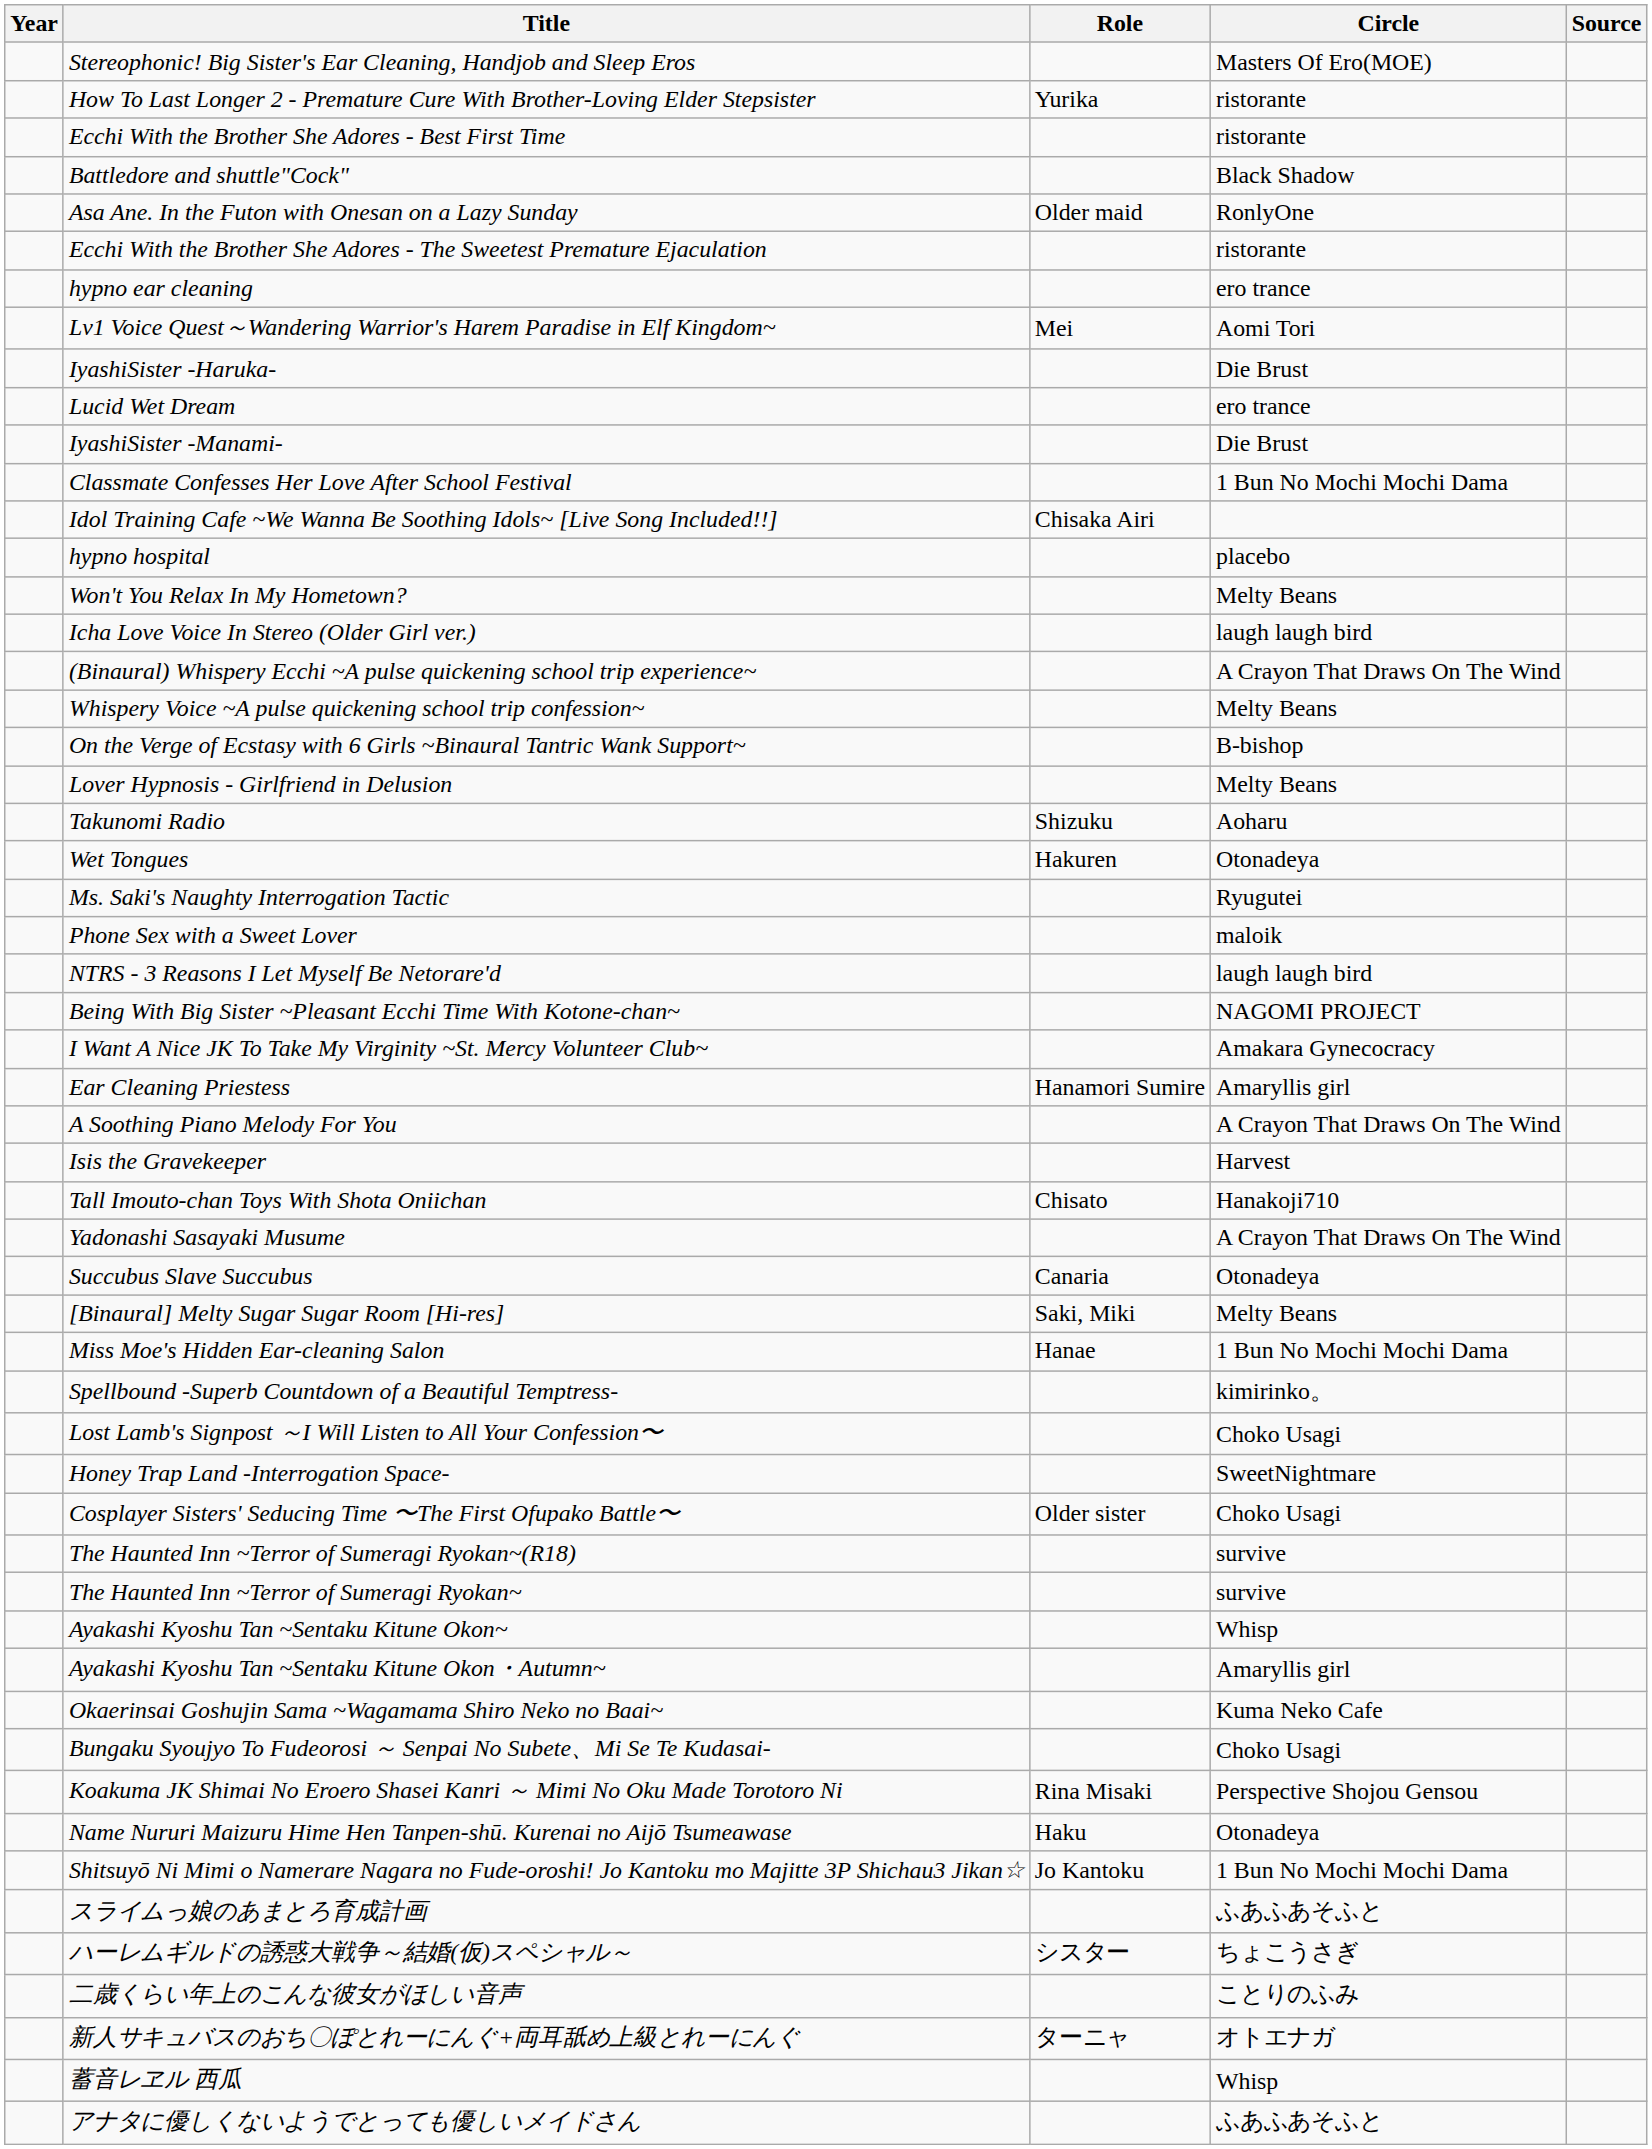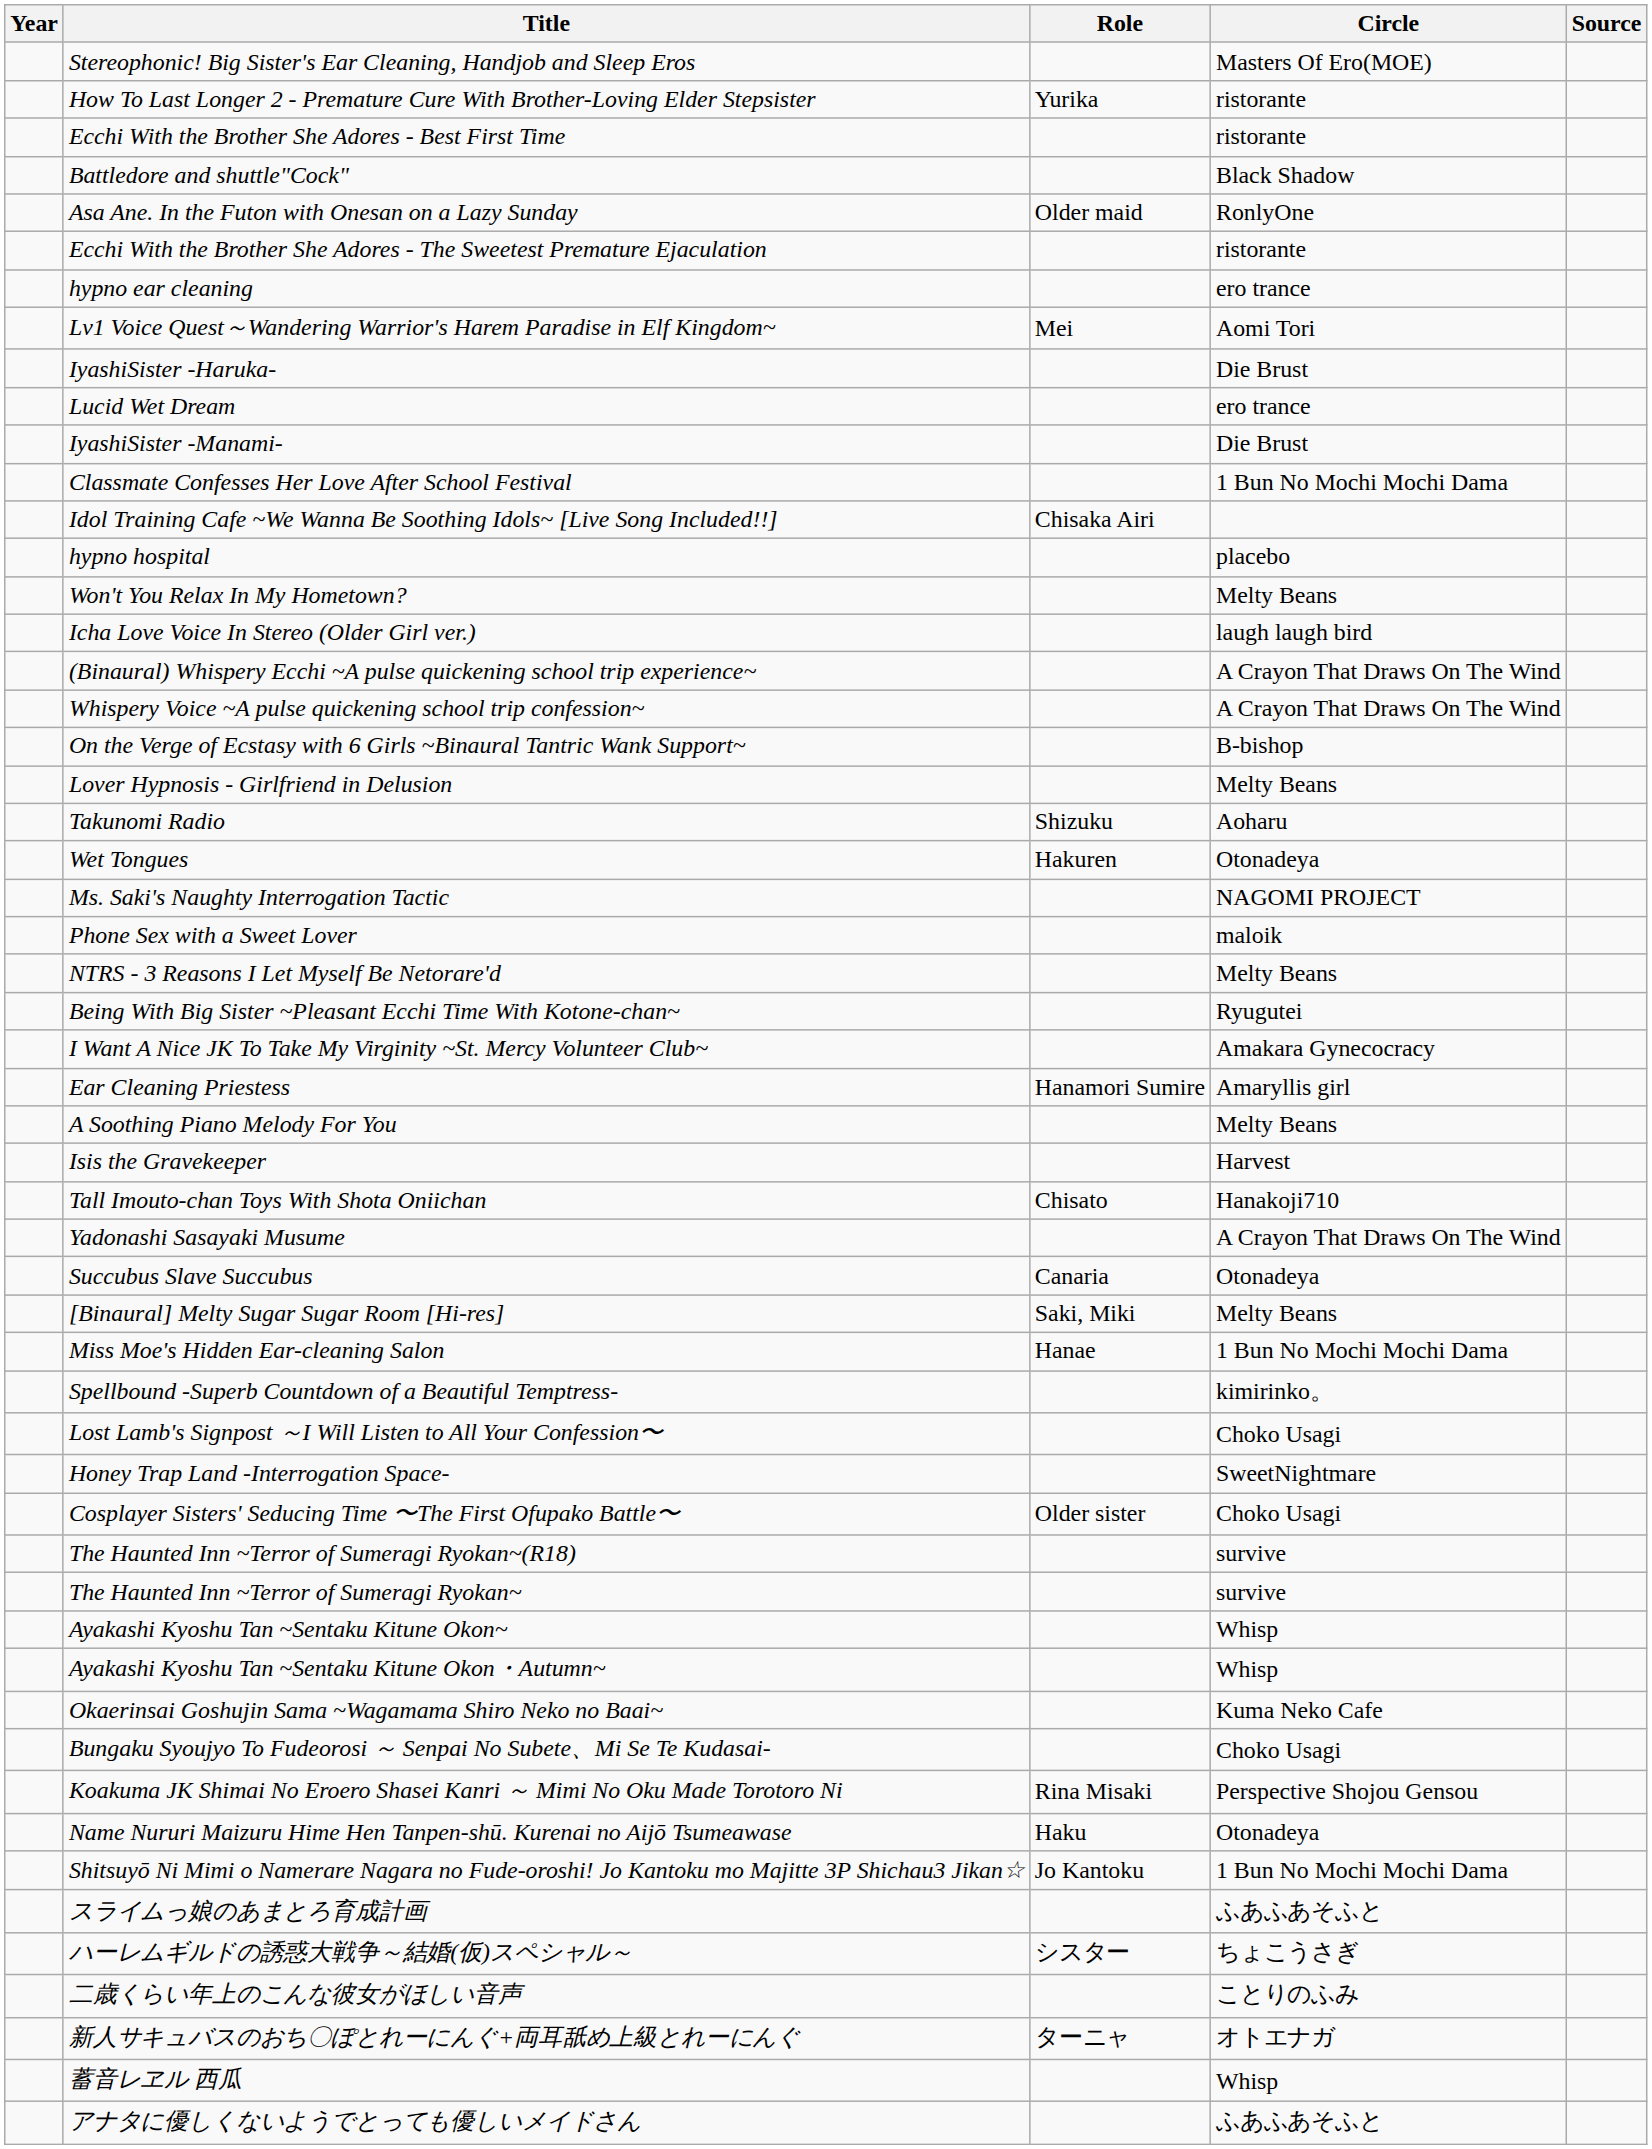(1277, 708) Melty Beans -> (1388, 708) A Crayon That Draws On The Wind
(1259, 897) Ryugutei -> (1318, 897) NAGOMI PROJECT
(1294, 973) laugh laugh bird -> (1277, 973) Melty Beans
(1318, 1010) NAGOMI PROJECT -> (1259, 1010) Ryugutei
(1388, 1124) A Crayon That Draws On The Wind -> (1277, 1124) Melty Beans
(1283, 1669) Amaryllis girl -> (1247, 1669) Whisp
